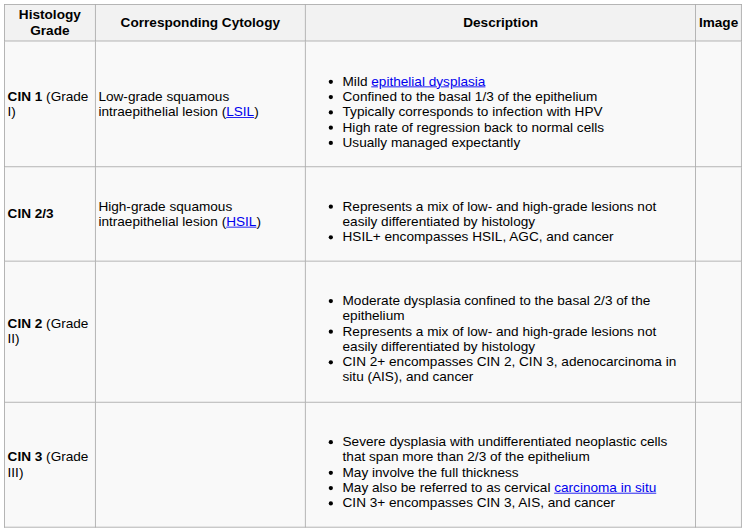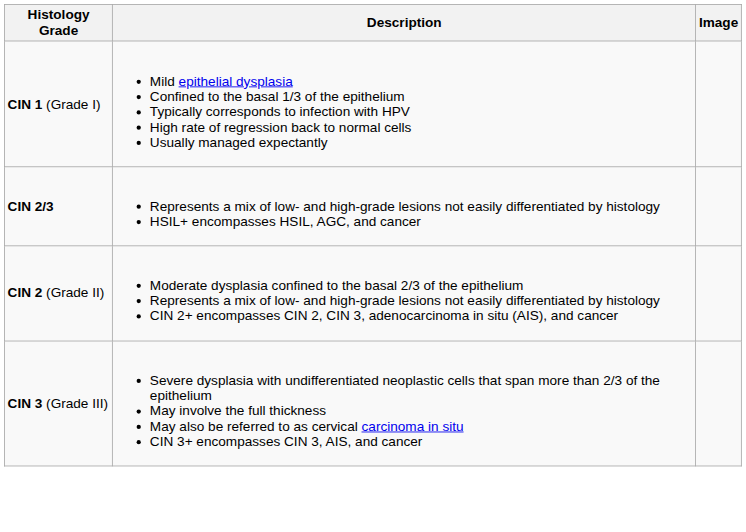- column: (200, 22)
